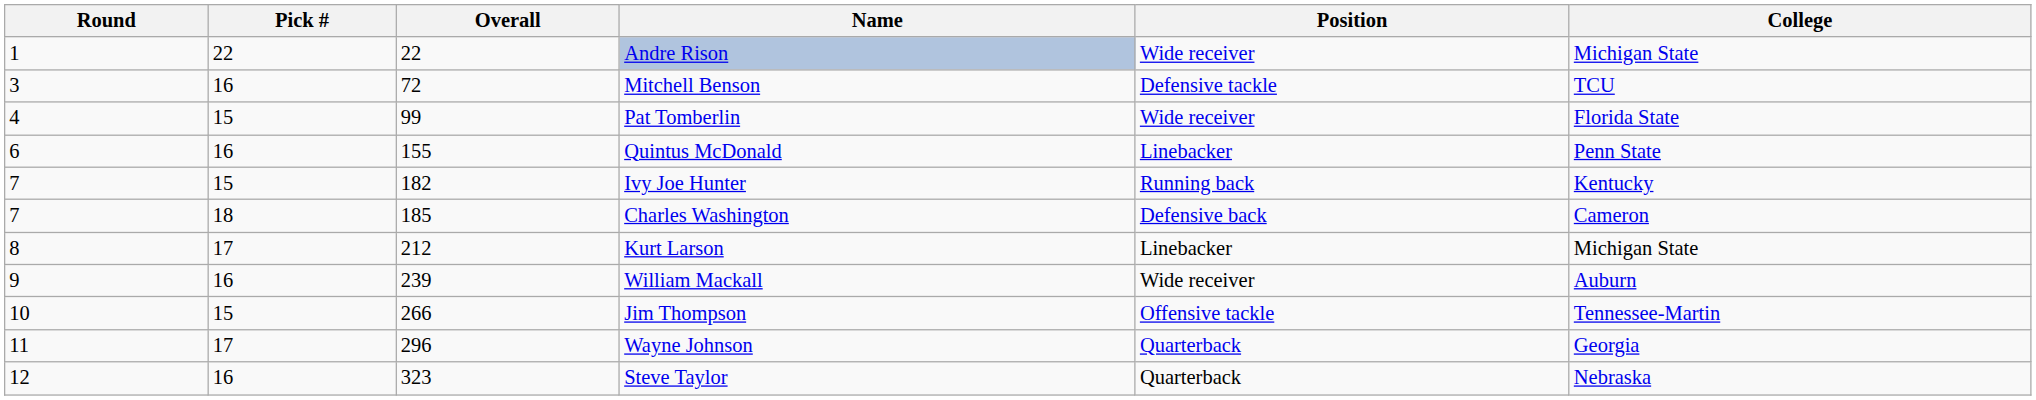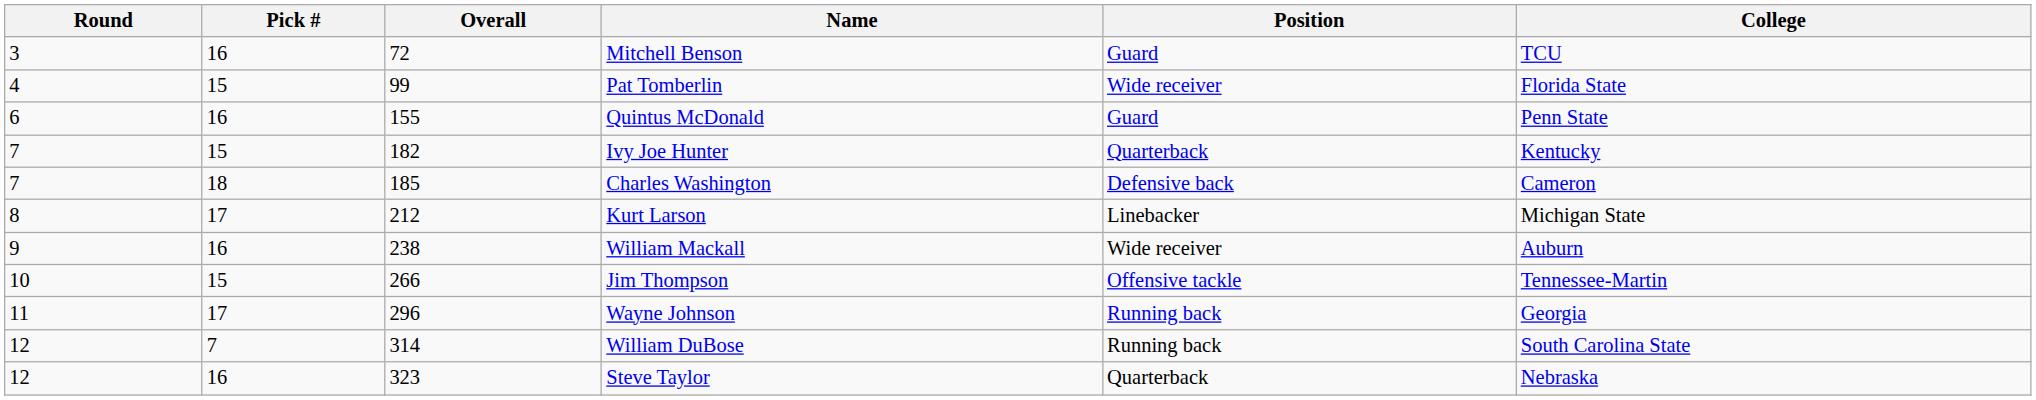- row: (676, 53)
(1208, 85) Defensive tackle -> (1133, 53) Guard
(1186, 150) Linebacker -> (1133, 118) Guard
(1197, 183) Running back -> (1158, 150) Quarterback
(416, 280) 239 -> (405, 248) 238
(1190, 345) Quarterback -> (1164, 313) Running back
+ row: (675, 345)
